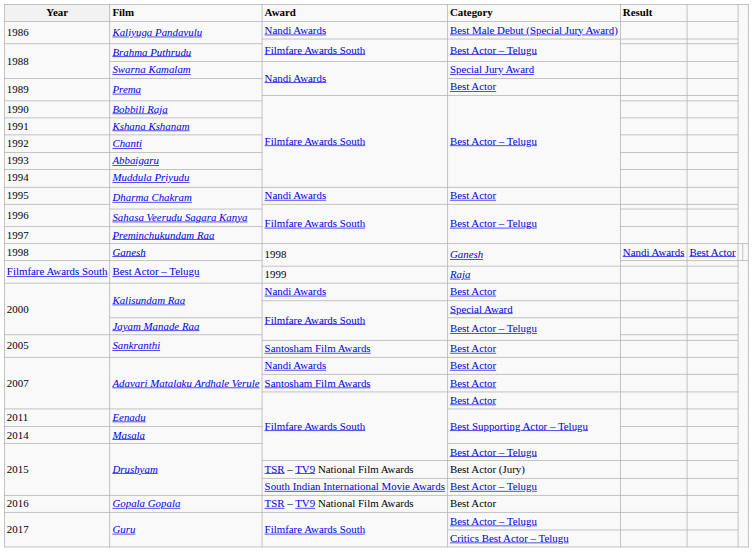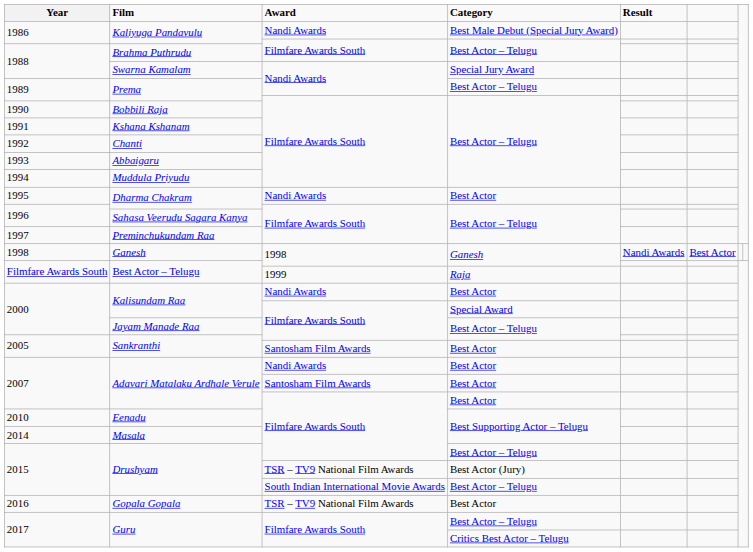(473, 87) Best Actor -> (493, 87) Best Actor – Telugu
(18, 417) 2011 -> (18, 417) 2010
